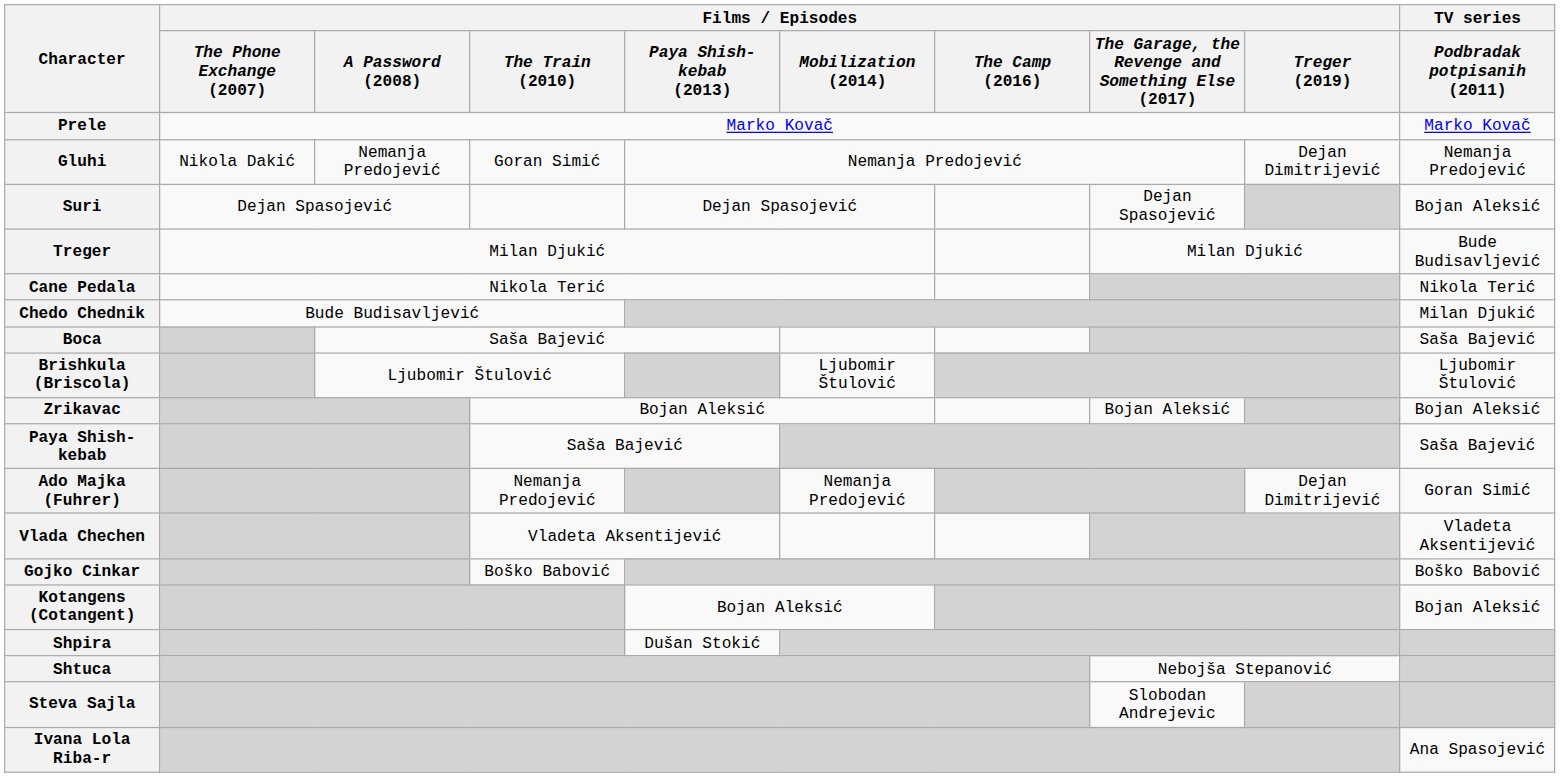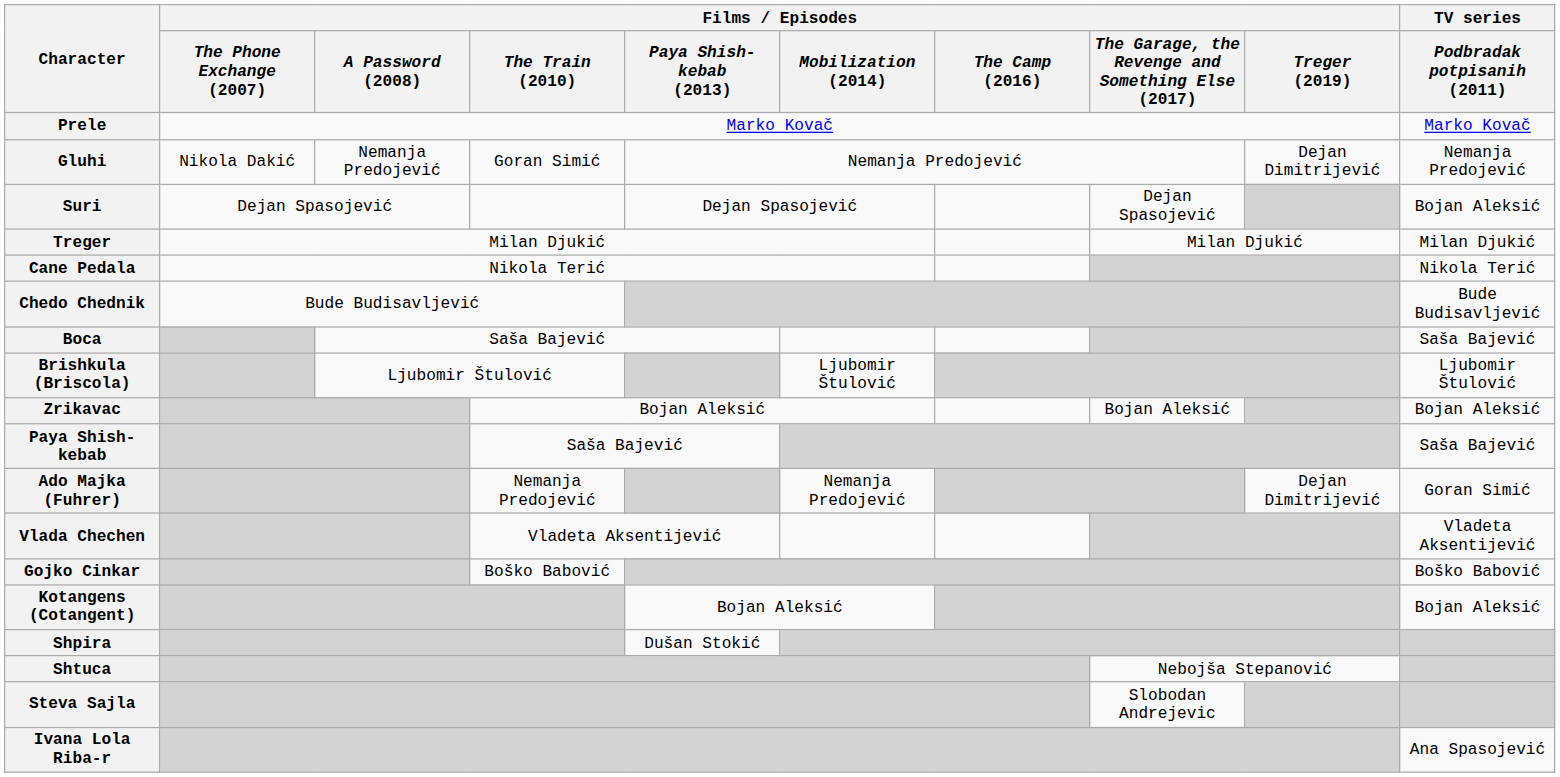(1478, 251) Bude Budisavljević -> (1478, 242) Milan Djukić
(1478, 313) Milan Djukić -> (1478, 304) Bude Budisavljević
